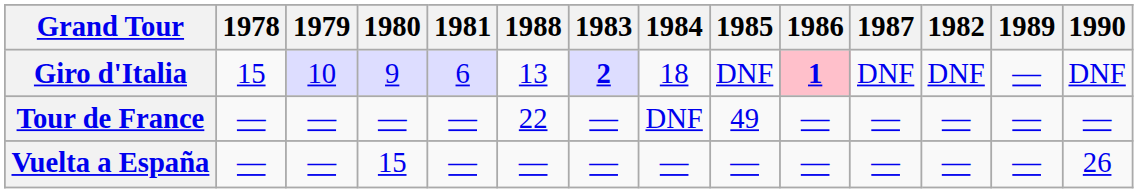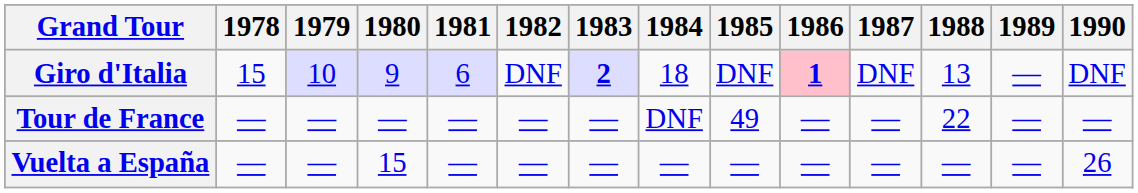columns swapped: (956, 27) <-> (533, 27)
